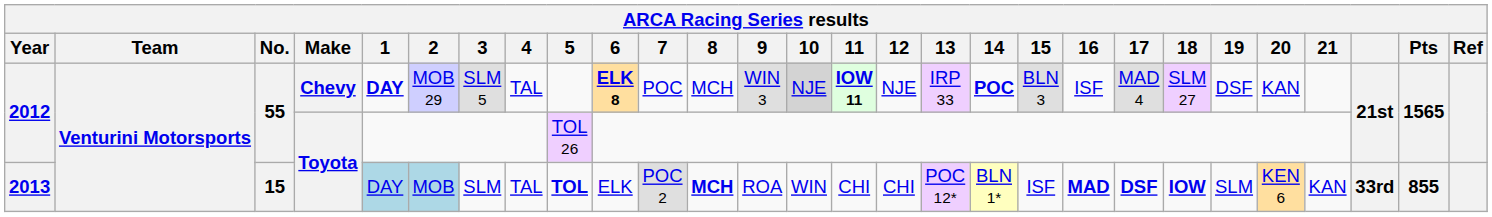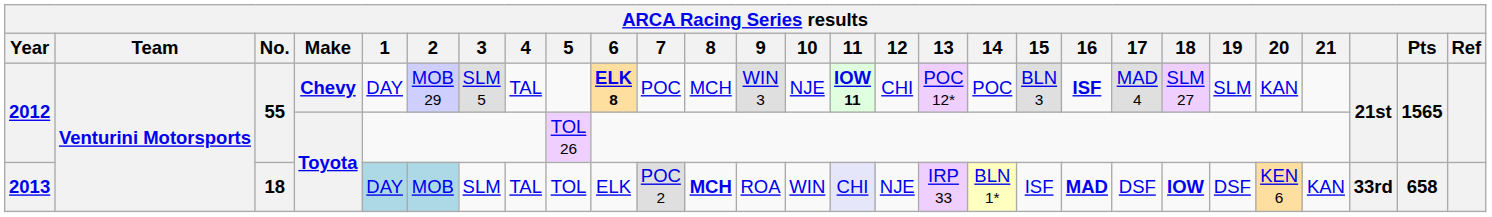(385, 87) bold -> (385, 87) normal
(809, 87) lightgrey background -> (807, 87) no background
(899, 87) NJE -> (897, 87) CHI
(945, 87) IRP 33 -> (944, 87) POC 12*
(994, 87) bold -> (992, 87) normal
(1089, 87) normal -> (1087, 87) bold
(1234, 87) DSF -> (1232, 87) SLM
(275, 186) 15 -> (275, 186) 18
(570, 186) bold -> (568, 186) normal
(854, 186) no background -> (853, 186) lavender background
(899, 186) CHI -> (897, 186) NJE
(945, 186) POC 12* -> (943, 186) IRP 33
(1139, 186) bold -> (1137, 186) normal
(1234, 186) SLM -> (1232, 186) DSF
(1424, 186) 855 -> (1422, 186) 658
